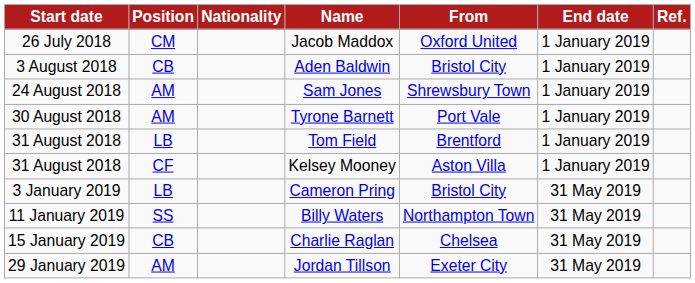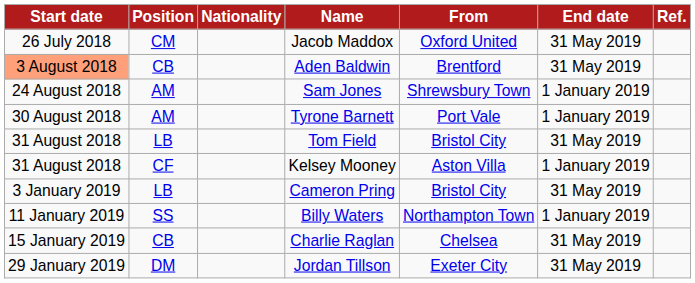(596, 41) 1 January 2019 -> (596, 41) 31 May 2019
(67, 66) no background -> (67, 66) lightsalmon background
(469, 66) Bristol City -> (469, 66) Brentford
(596, 66) 1 January 2019 -> (596, 66) 31 May 2019
(469, 141) Brentford -> (469, 141) Bristol City
(596, 141) 1 January 2019 -> (596, 141) 31 May 2019
(596, 215) 31 May 2019 -> (596, 215) 1 January 2019
(163, 265) AM -> (163, 265) DM
